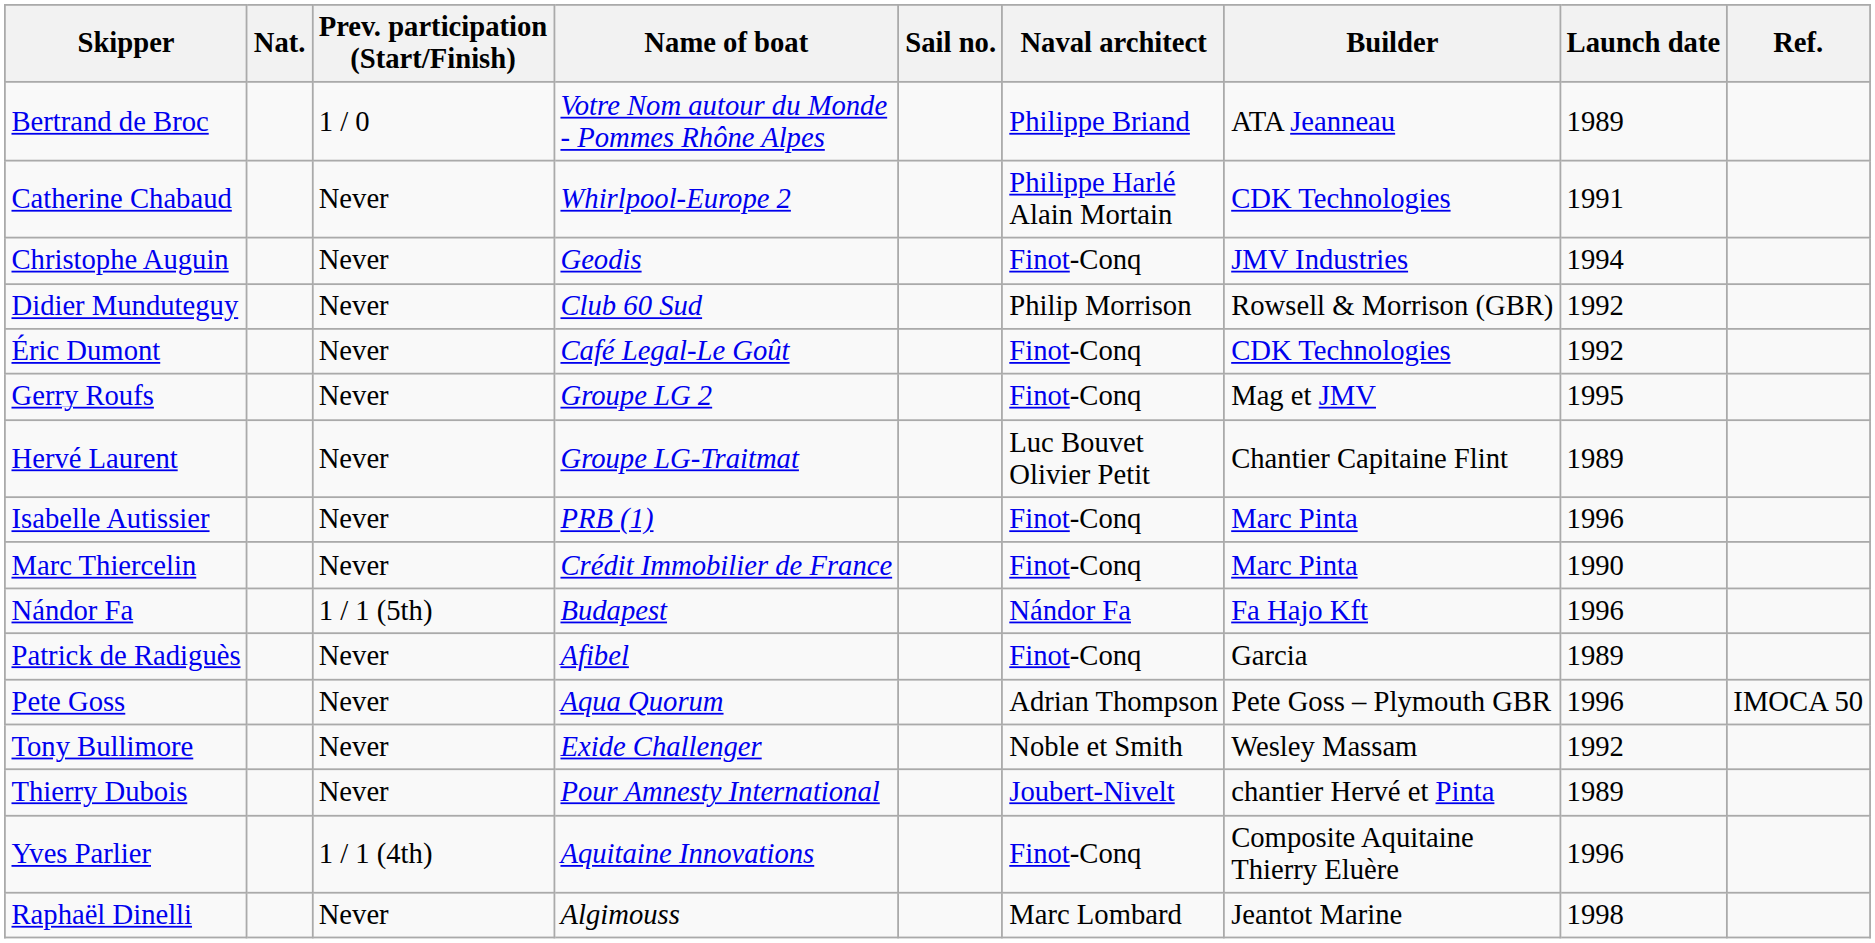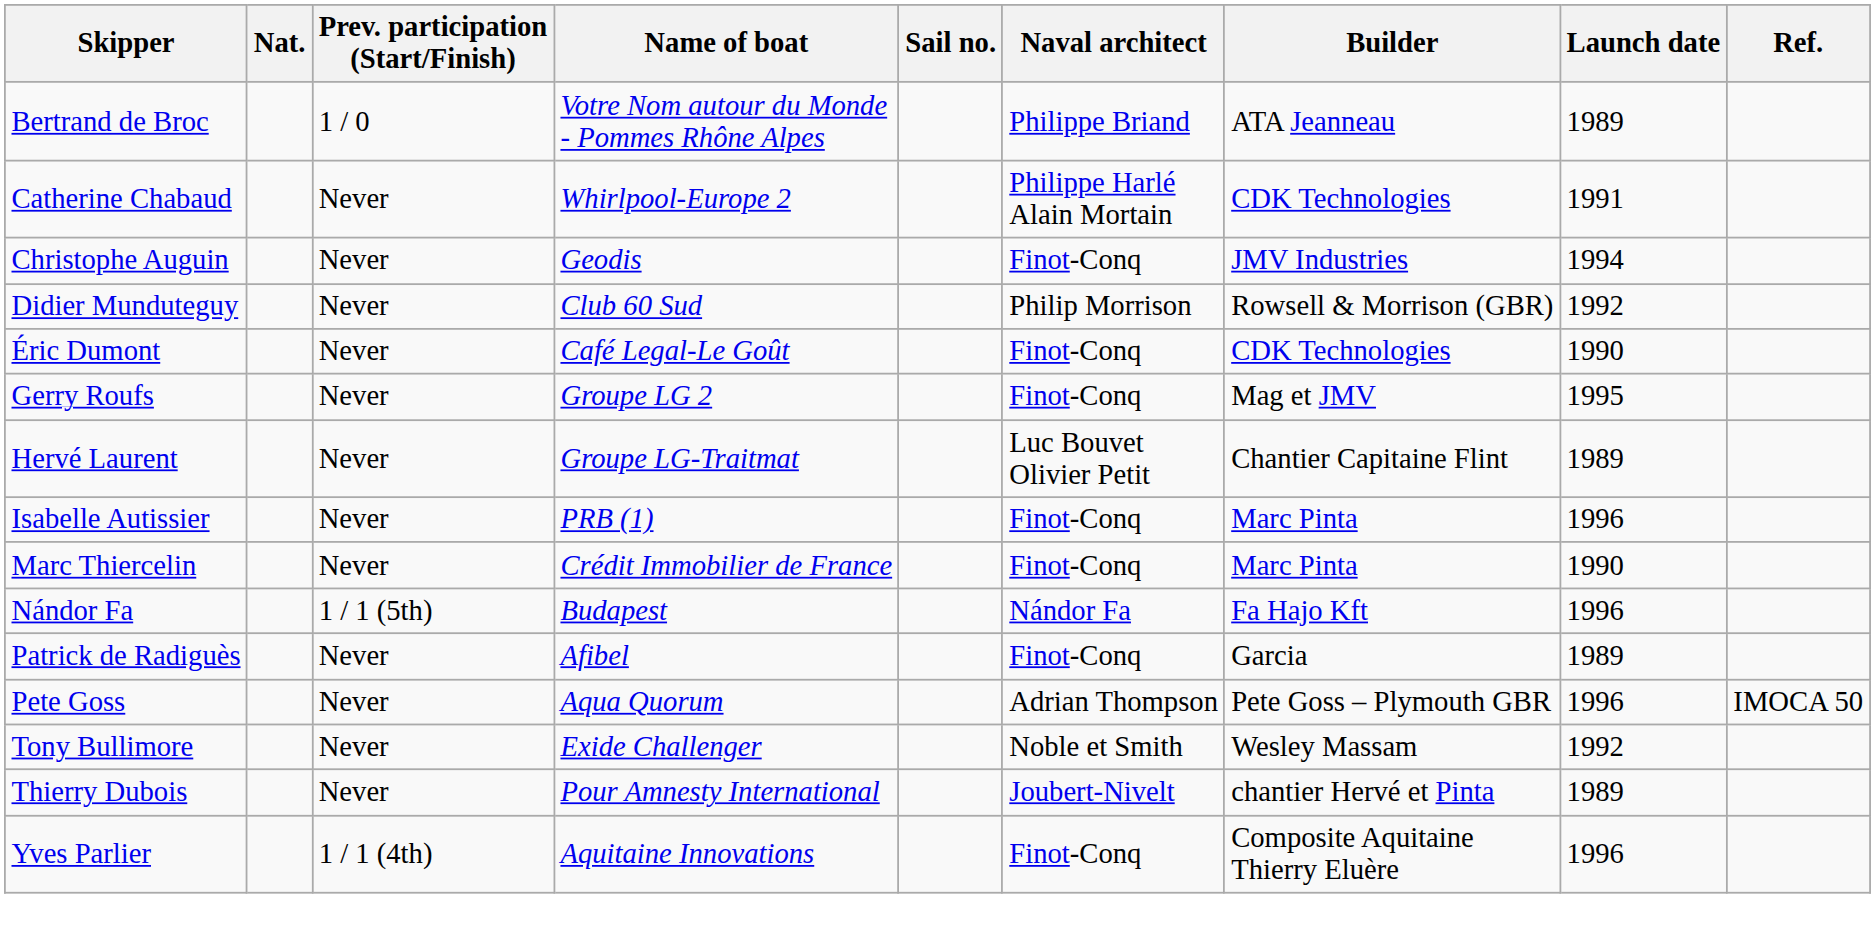(1595, 350) 1992 -> (1595, 350) 1990
- row: (102, 915)
